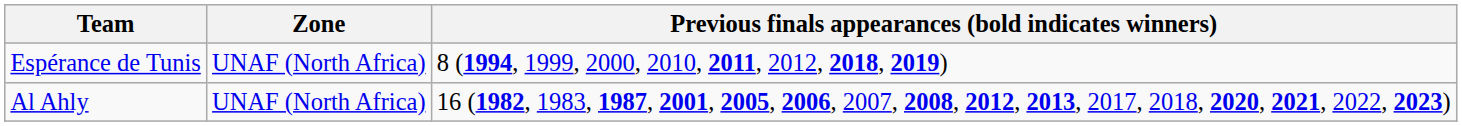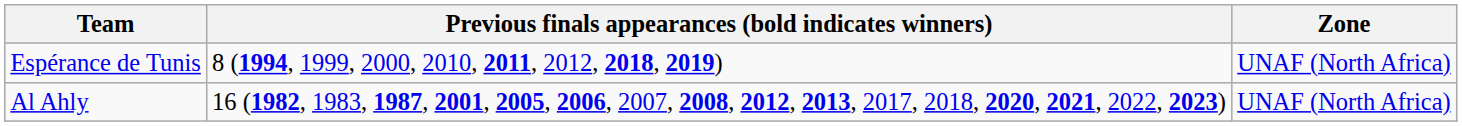columns swapped: (319, 23) <-> (944, 23)
